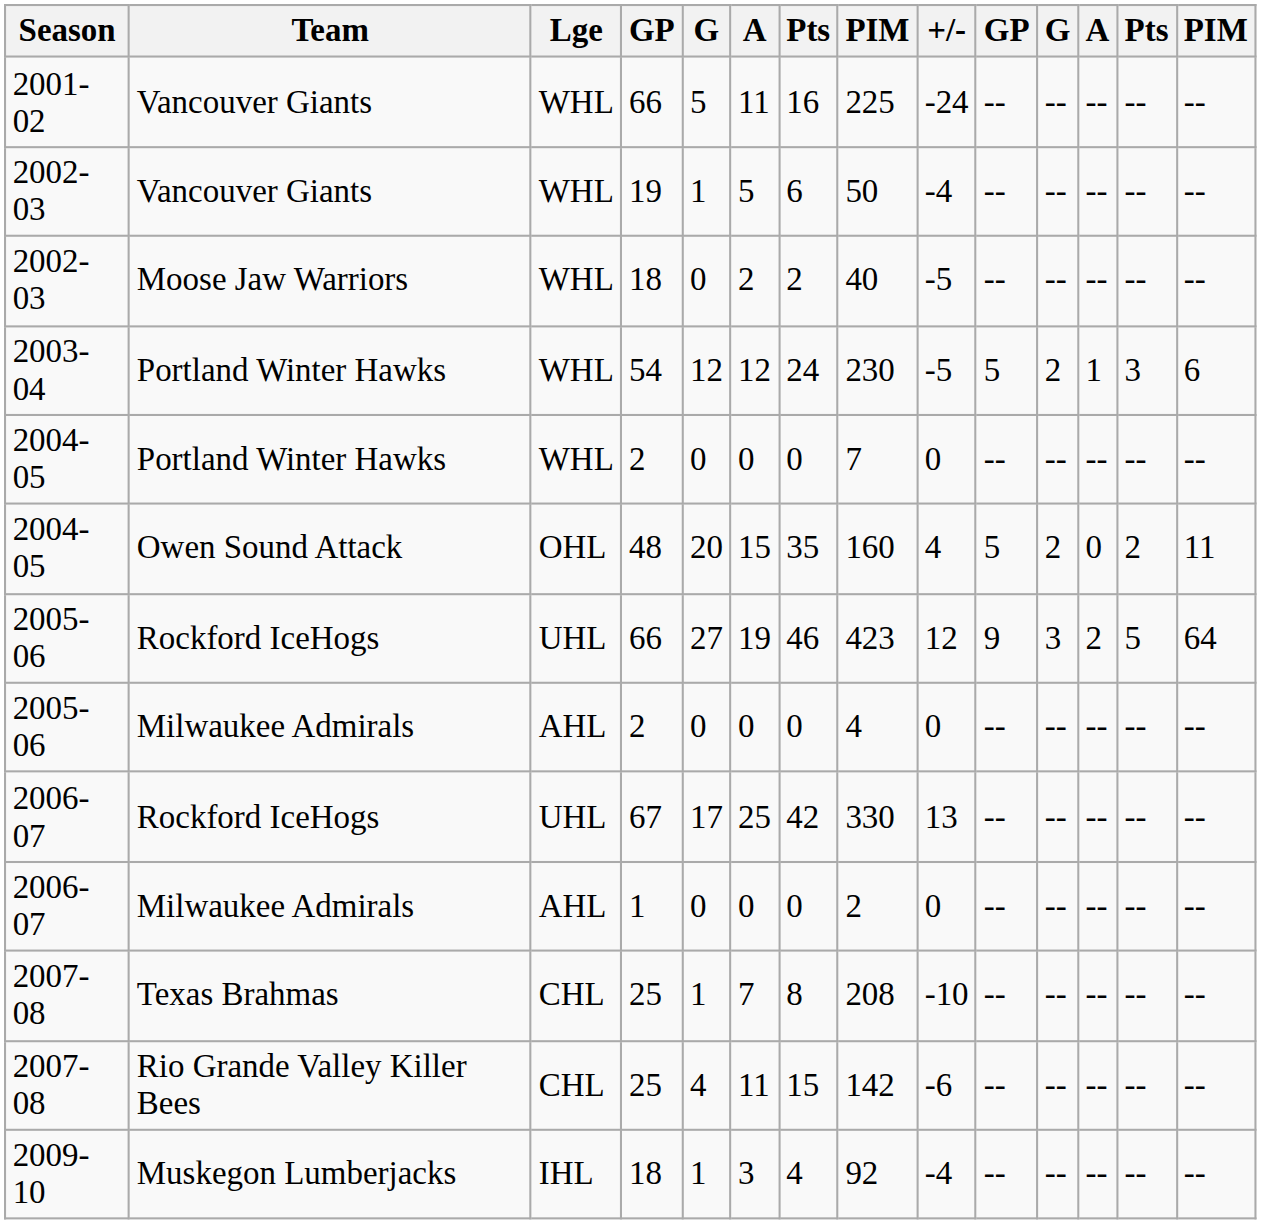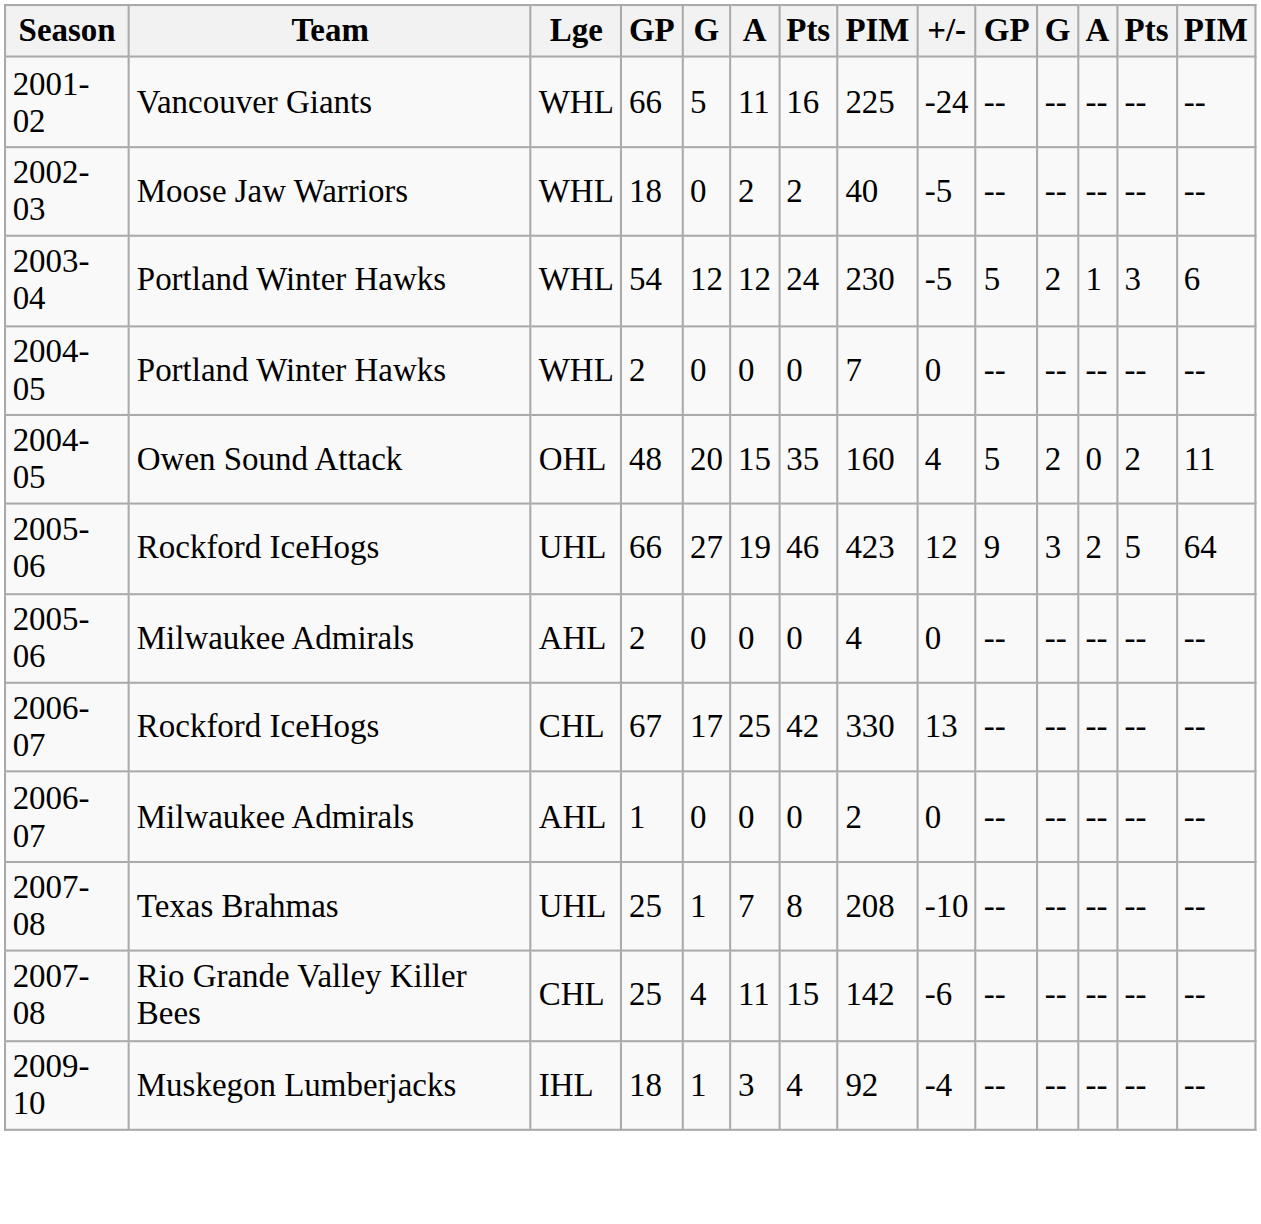- row: (254, 190)
(573, 816) UHL -> (572, 726) CHL
(572, 994) CHL -> (573, 905) UHL
